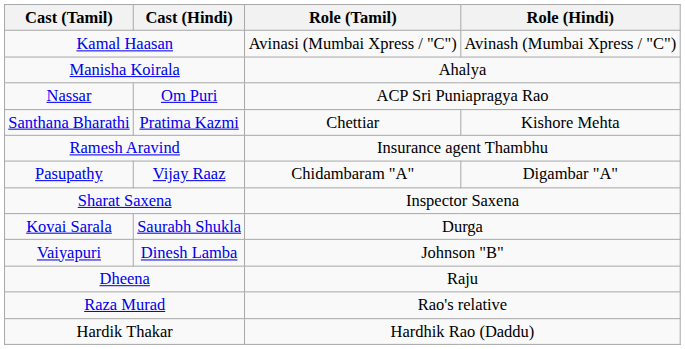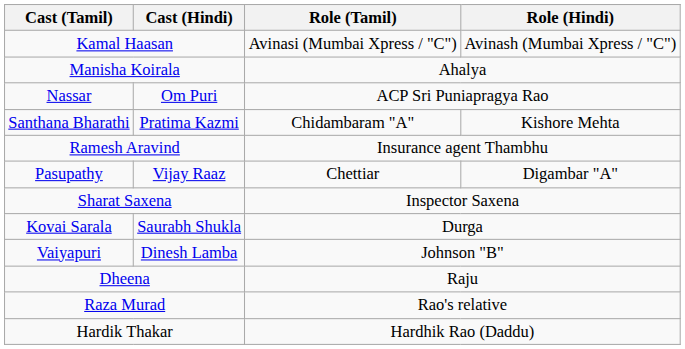(353, 122) Chettiar -> (353, 122) Chidambaram "A"
(353, 174) Chidambaram "A" -> (353, 174) Chettiar
